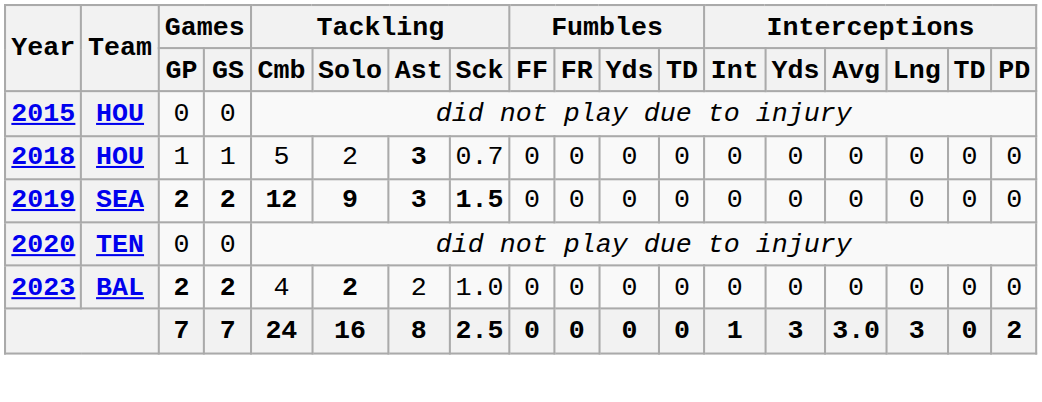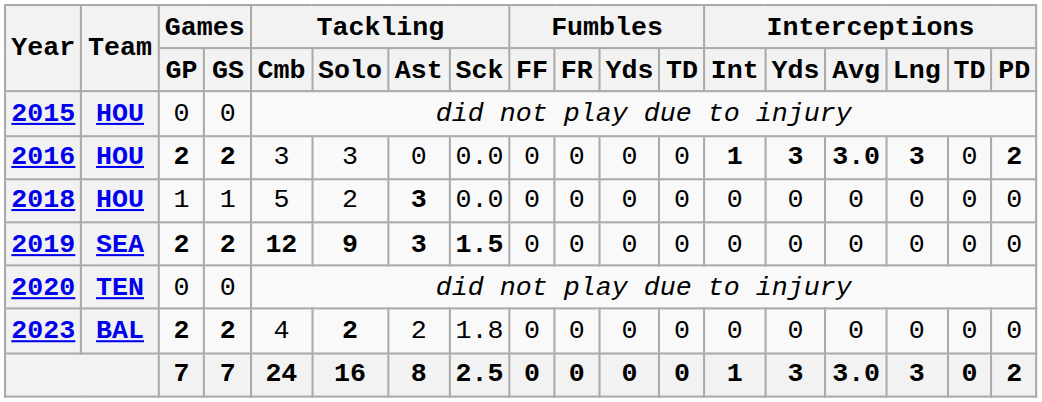+ row: (43, 157)
(479, 157) 0.7 -> (479, 200) 0.0
(479, 287) 1.0 -> (479, 331) 1.8
